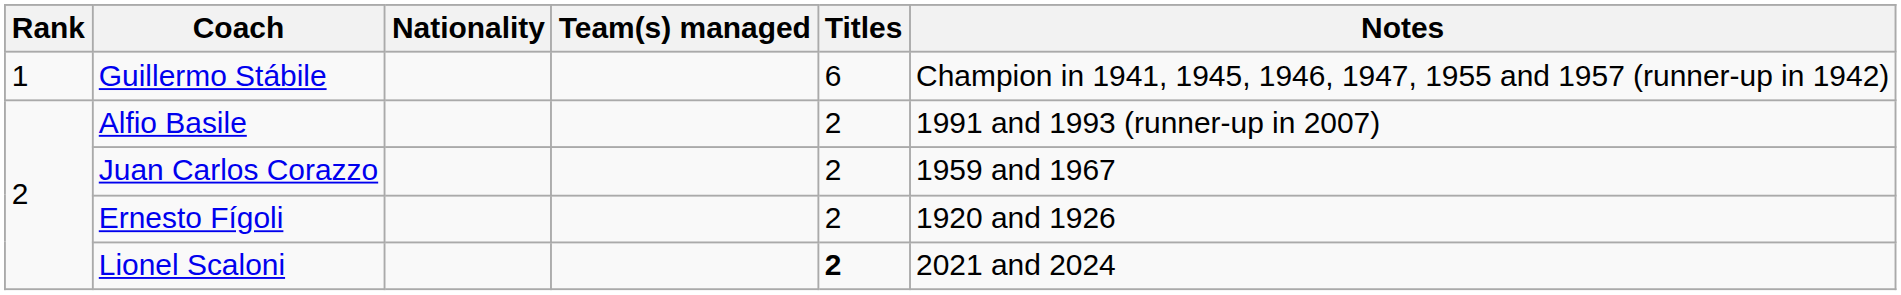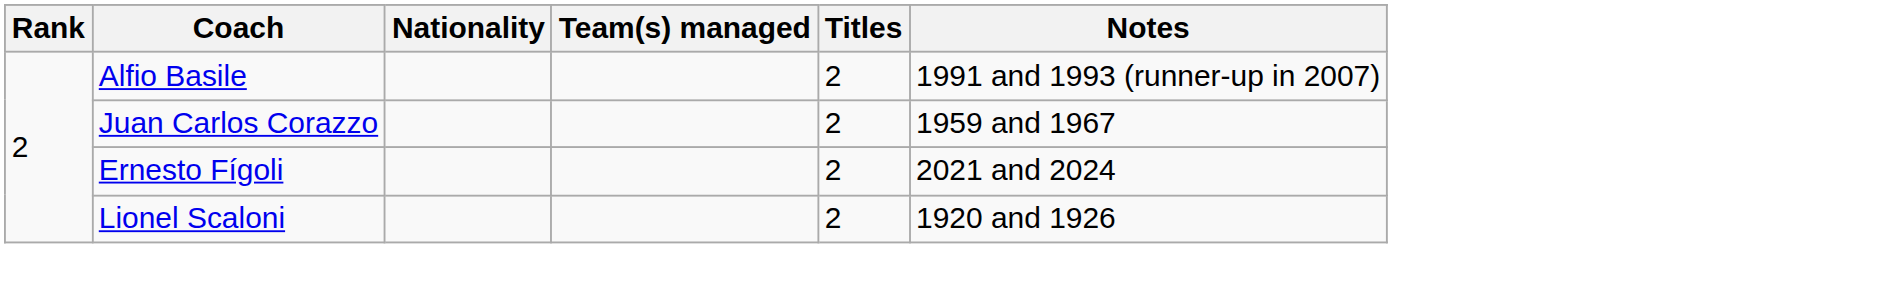- row: (213, 75)
(1016, 218) 1920 and 1926 -> (1016, 170) 2021 and 2024
(833, 265) bold -> (833, 218) normal
(1016, 265) 2021 and 2024 -> (1016, 218) 1920 and 1926
